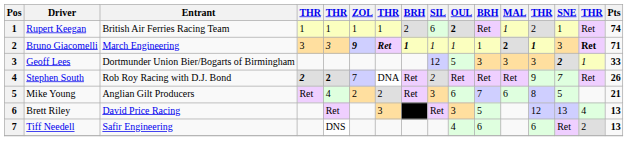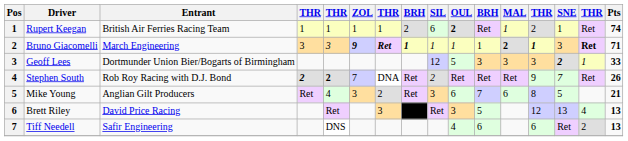(354, 94) 2 -> (354, 94) 3
